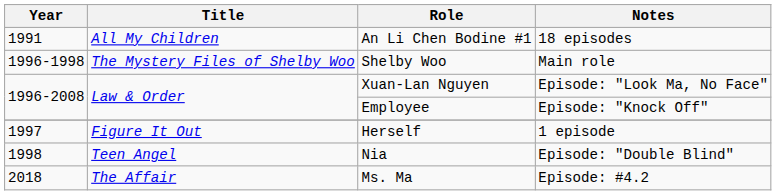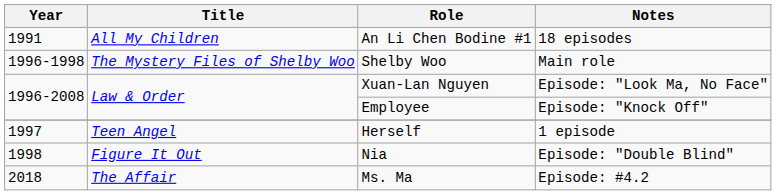(146, 132) Figure It Out -> (134, 132) Teen Angel
(134, 155) Teen Angel -> (146, 155) Figure It Out
